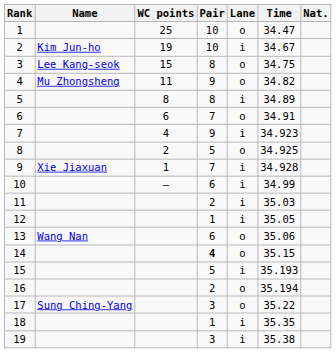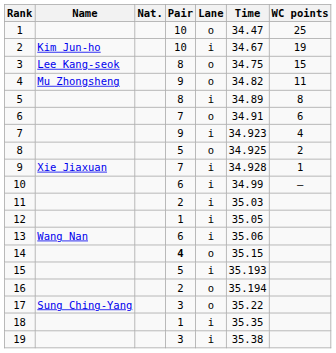columns swapped: (316, 13) <-> (166, 13)
(243, 236) o -> (211, 236) i
